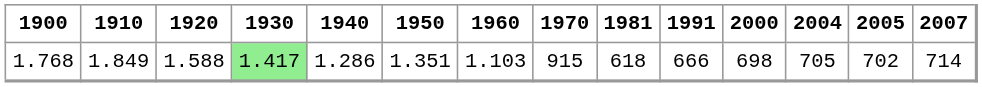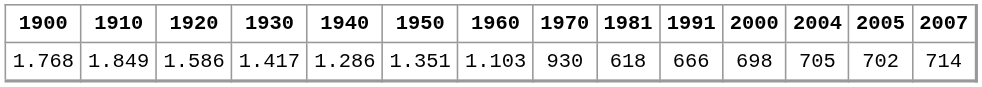(194, 61) 1.588 -> (194, 61) 1.586
(269, 61) lightgreen background -> (269, 61) no background
(565, 61) 915 -> (565, 61) 930
